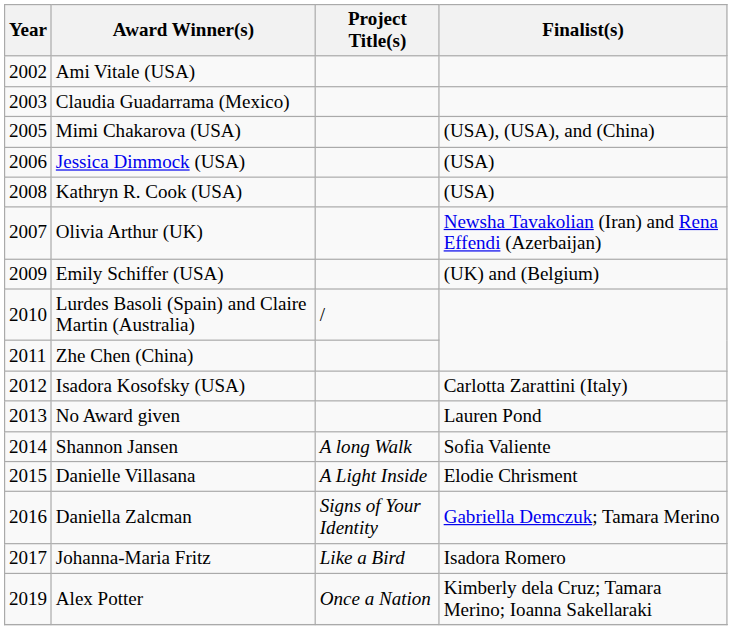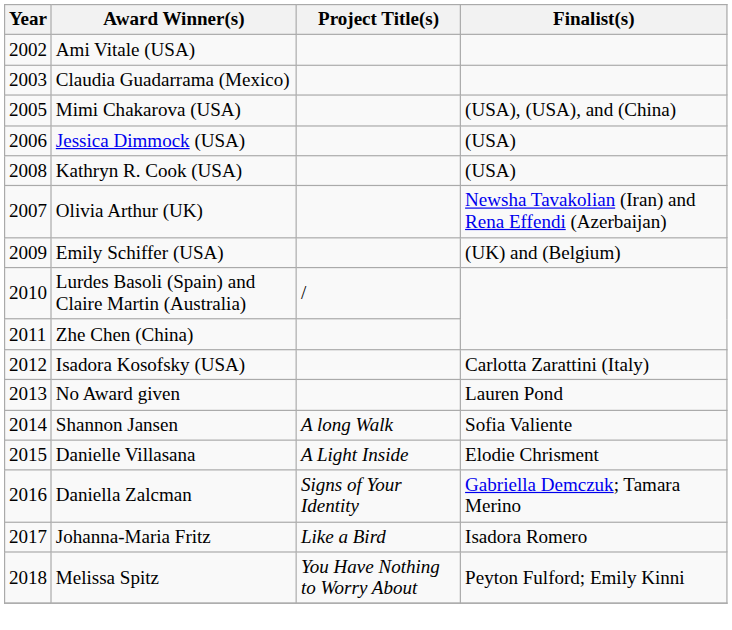+ row: (107, 577)
- row: (99, 599)
